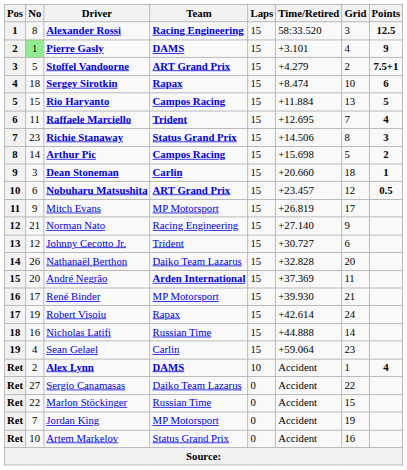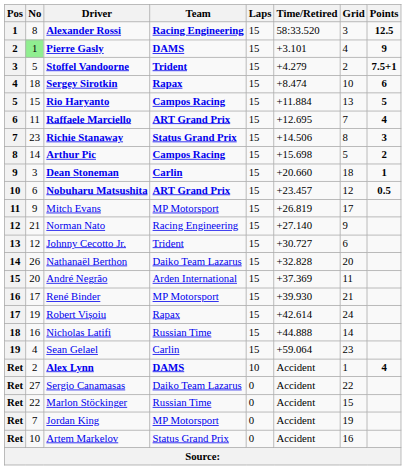(191, 66) ART Grand Prix -> (170, 66) Trident
(170, 119) Trident -> (191, 119) ART Grand Prix
(199, 278) bold -> (195, 278) normal
